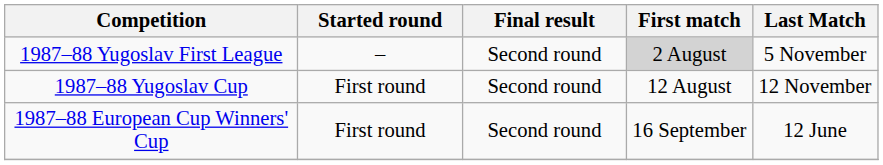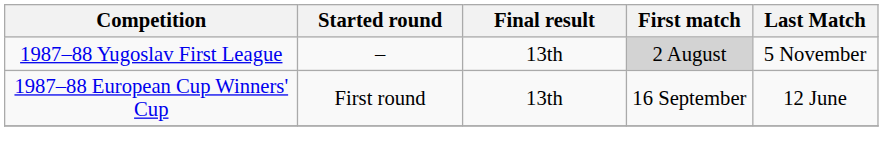(544, 53) Second round -> (544, 53) 13th
- row: (151, 86)
(544, 130) Second round -> (544, 97) 13th
